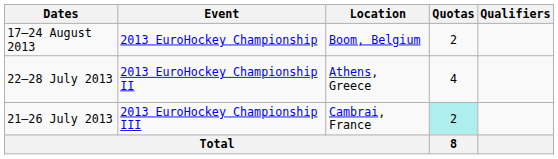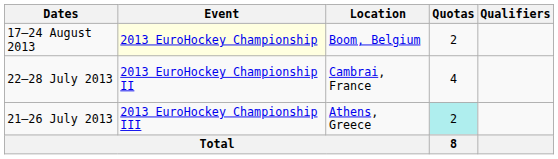(219, 40) no background -> (219, 40) lightyellow background
(354, 79) Athens, Greece -> (357, 79) Cambrai, France
(357, 118) Cambrai, France -> (354, 118) Athens, Greece
